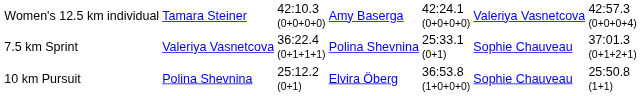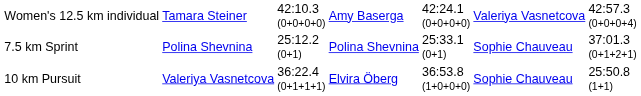(218, 47) Valeriya Vasnetcova -> (207, 47) Polina Shevnina
(301, 47) 36:22.4 (0+1+1+1) -> (298, 47) 25:12.2 (0+1)
(207, 78) Polina Shevnina -> (218, 78) Valeriya Vasnetcova
(298, 78) 25:12.2 (0+1) -> (301, 78) 36:22.4 (0+1+1+1)
